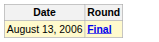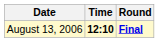+ column: (101, 12)
